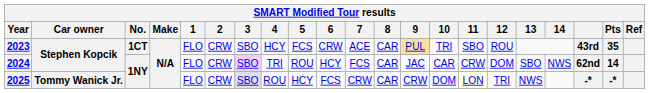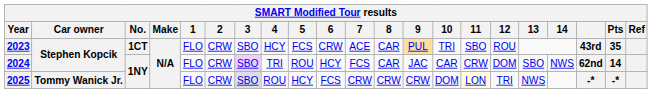(387, 80) CAR -> (389, 80) CRW
